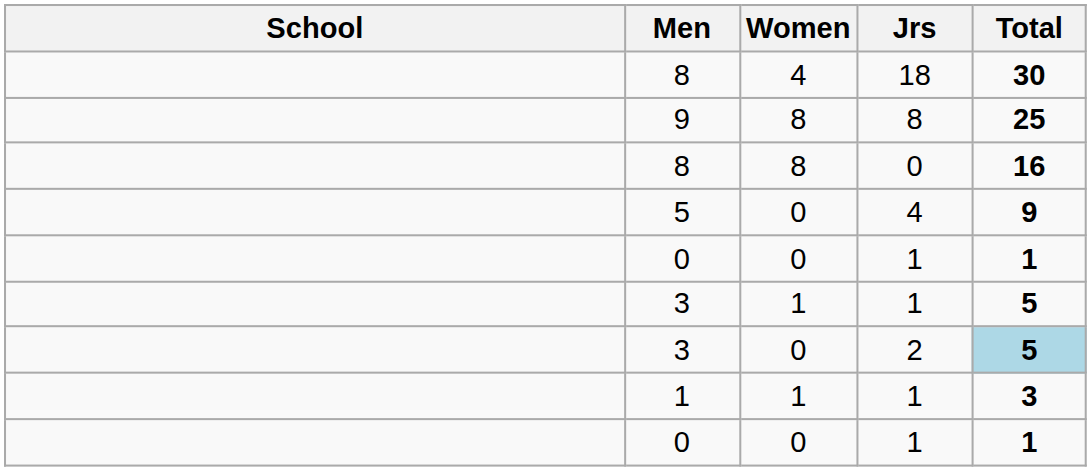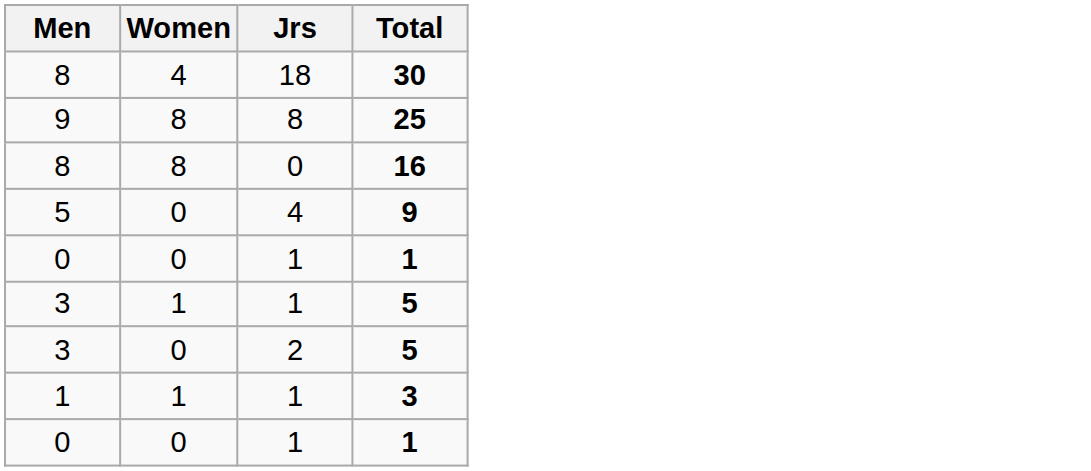- column: (315, 28)
(1029, 350) lightblue background -> (410, 350) no background
